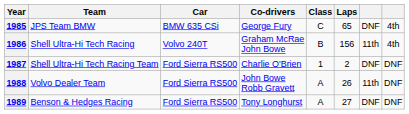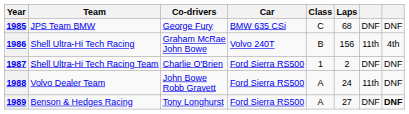columns swapped: (273, 12) <-> (200, 12)
(347, 26) 65 -> (347, 26) 68
(393, 26) 4th -> (393, 26) DNF
(347, 83) 26 -> (347, 83) 24
(393, 102) normal -> (393, 102) bold
